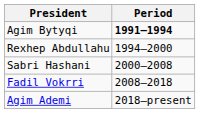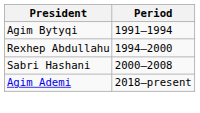(144, 30) bold -> (144, 30) normal
- row: (45, 83)
